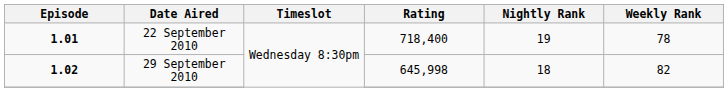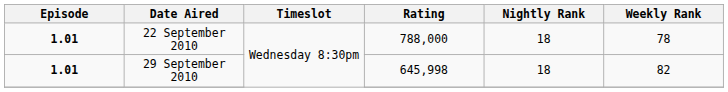(424, 39) 718,400 -> (424, 39) 788,000
(544, 39) 19 -> (544, 39) 18
(64, 71) 1.02 -> (64, 71) 1.01
